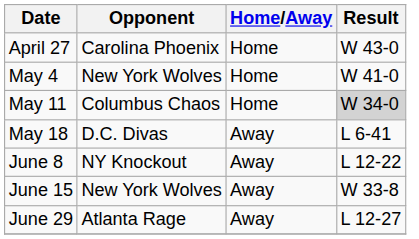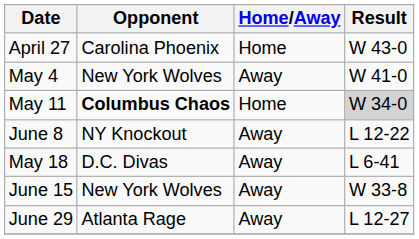(254, 76) Home -> (260, 76) Away
(151, 104) normal -> (156, 104) bold
rows swapped: (38, 133) <-> (36, 162)
